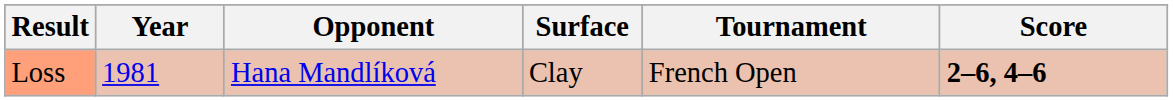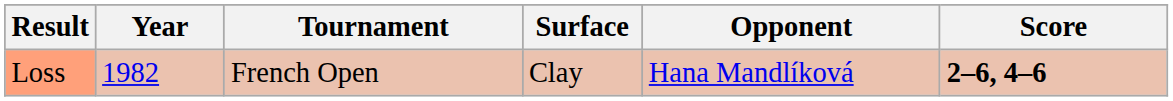columns swapped: (791, 27) <-> (373, 27)
(131, 72) 1981 -> (131, 72) 1982
